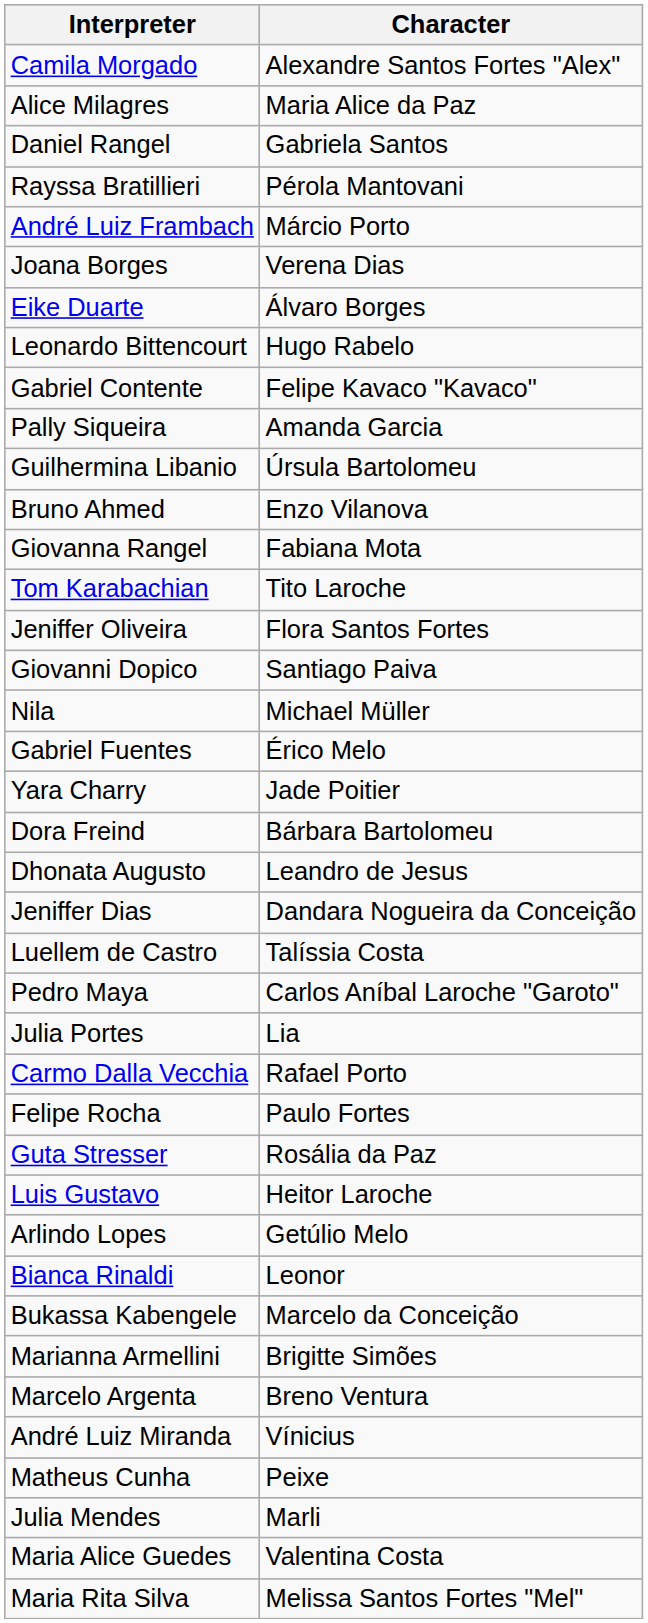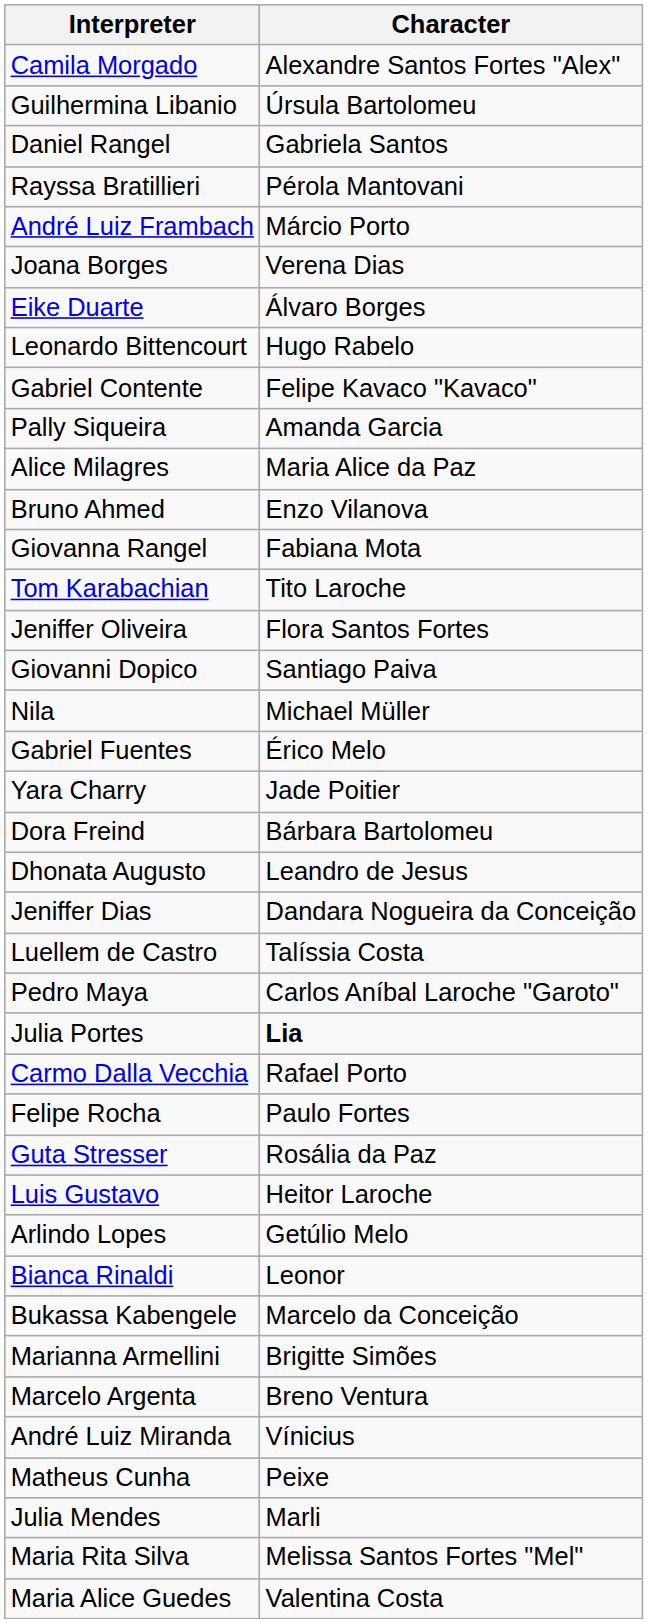rows swapped: (90, 105) <-> (124, 468)
(283, 1033) normal -> (284, 1033) bold
rows swapped: (100, 1598) <-> (121, 1557)
